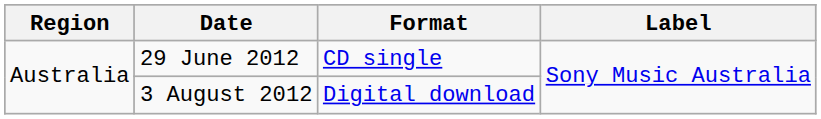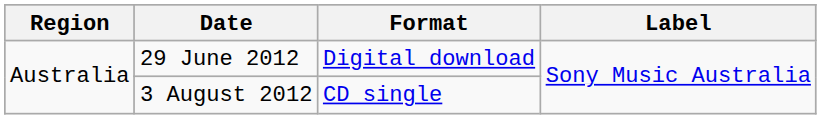(383, 59) CD single -> (429, 59) Digital download
(429, 95) Digital download -> (383, 95) CD single
